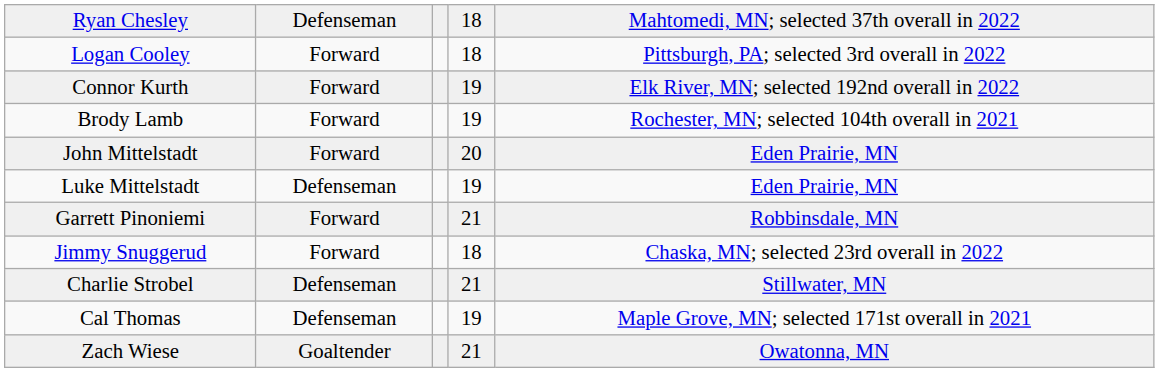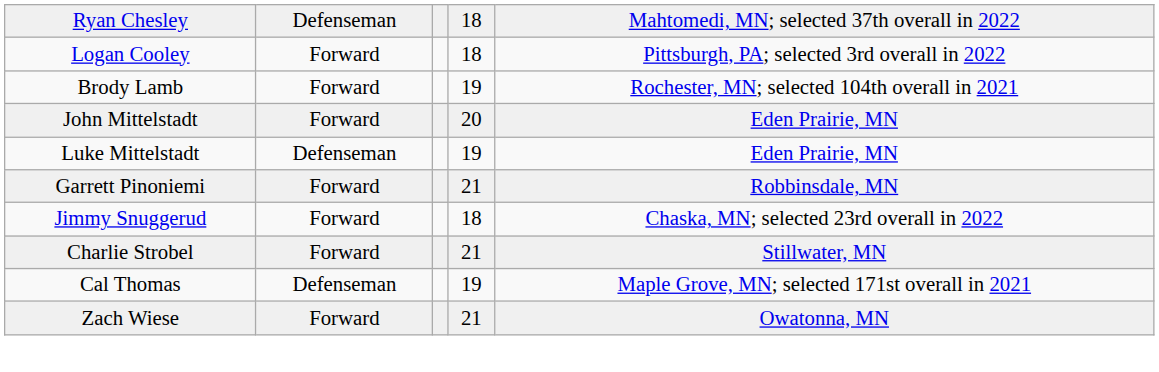- row: (130, 86)
(344, 284) Defenseman -> (344, 251) Forward
(344, 350) Goaltender -> (344, 317) Forward
